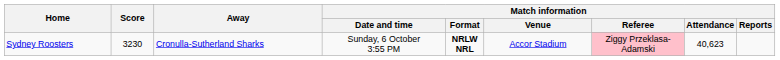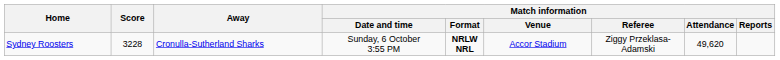(132, 44) 3230 -> (132, 44) 3228
(638, 44) pink background -> (638, 44) no background
(710, 44) 40,623 -> (710, 44) 49,620
